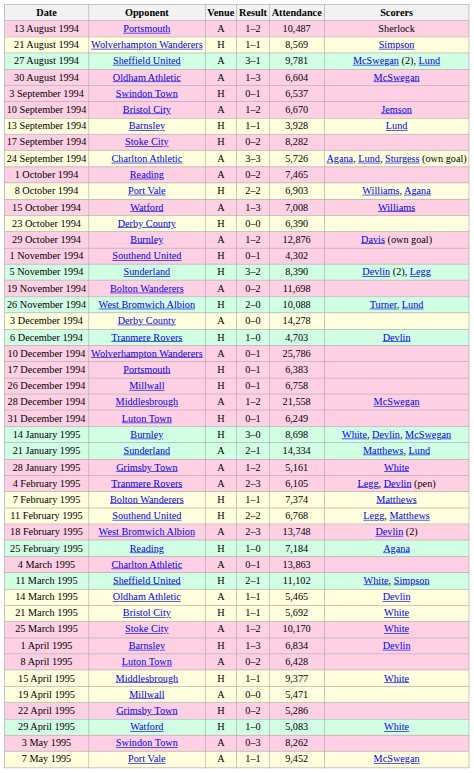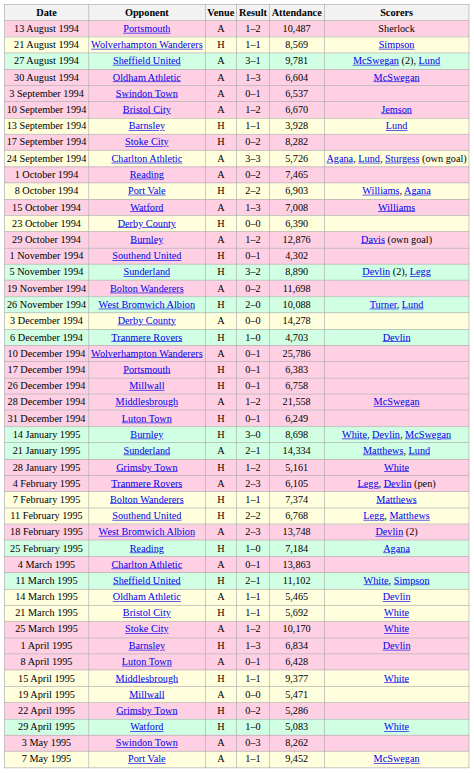(221, 93) H -> (221, 93) A
(297, 272) 8,390 -> (297, 272) 8,890
(221, 467) A -> (221, 467) H
(253, 662) 0–2 -> (253, 662) 0–1
